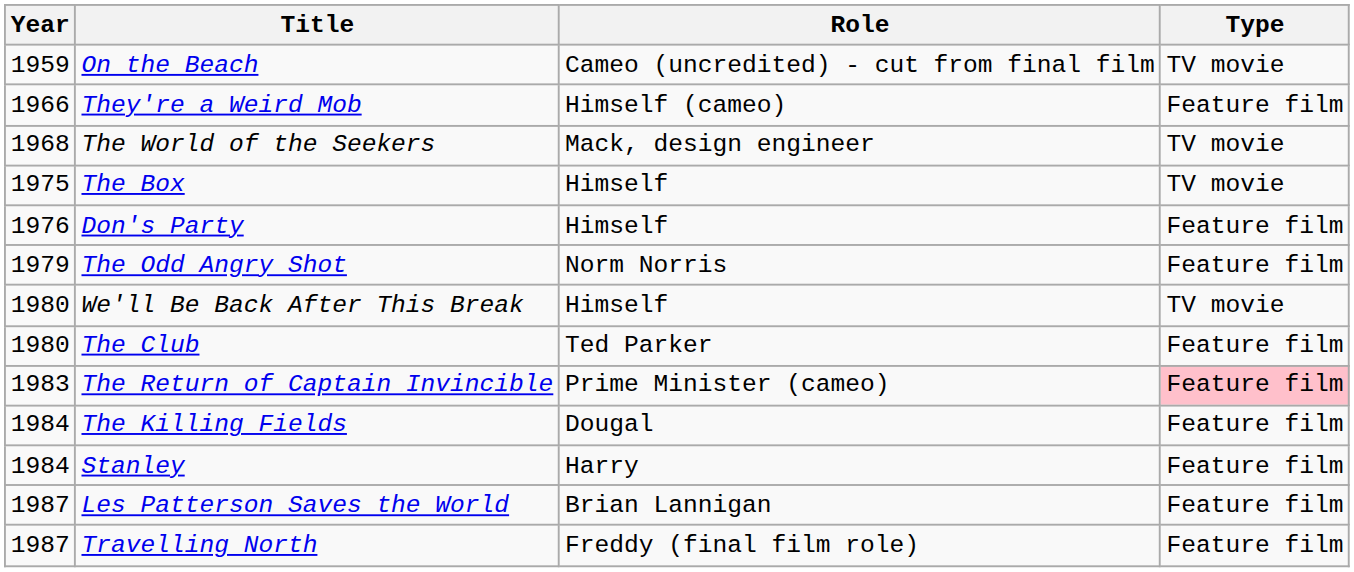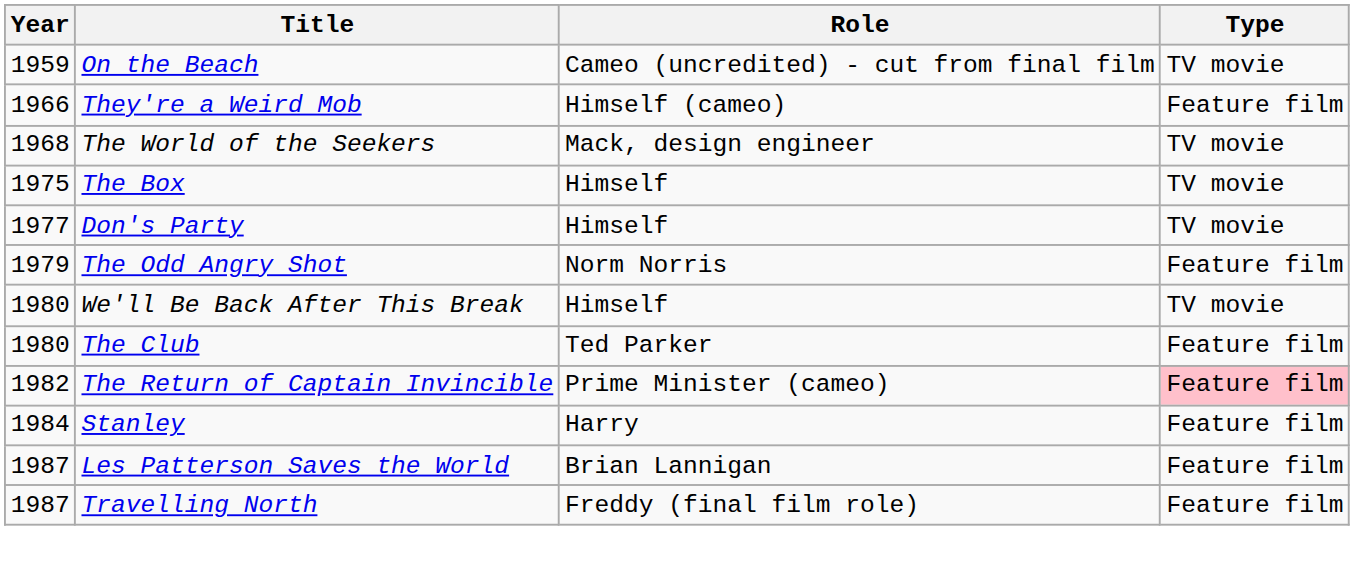(40, 225) 1976 -> (40, 225) 1977
(1255, 225) Feature film -> (1225, 225) TV movie
(40, 385) 1983 -> (40, 385) 1982
- row: (214, 425)
